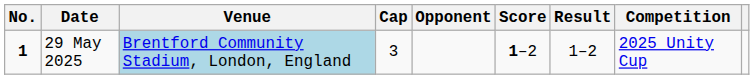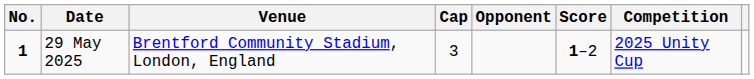- column: (583, 18)
(237, 53) lightblue background -> (266, 53) no background
